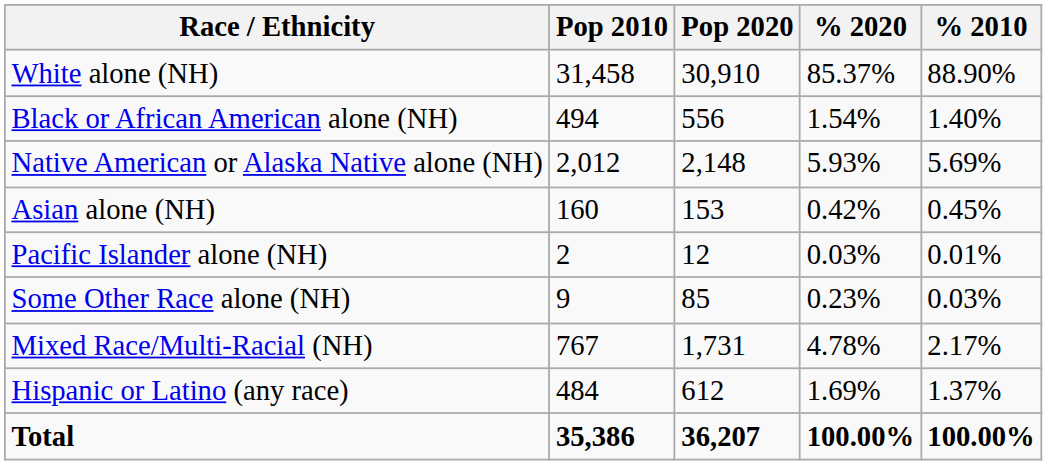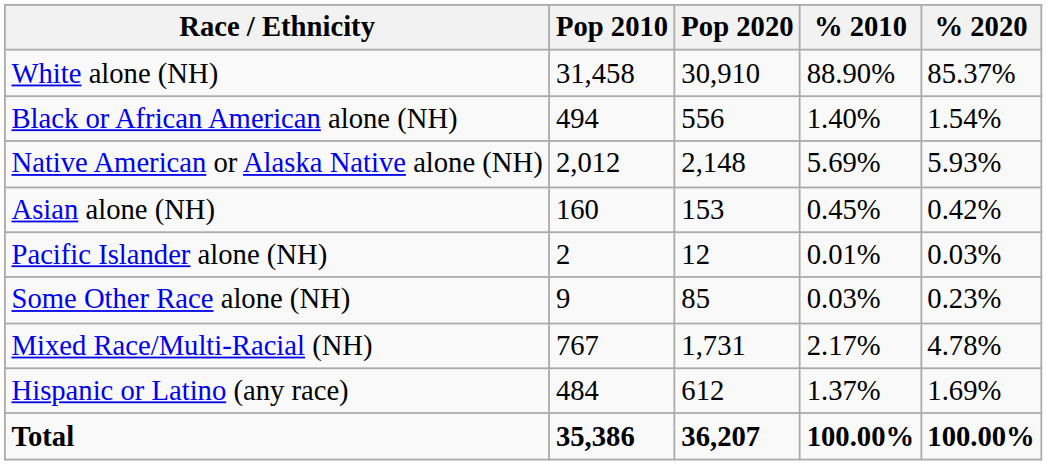columns swapped: (981, 27) <-> (860, 27)
